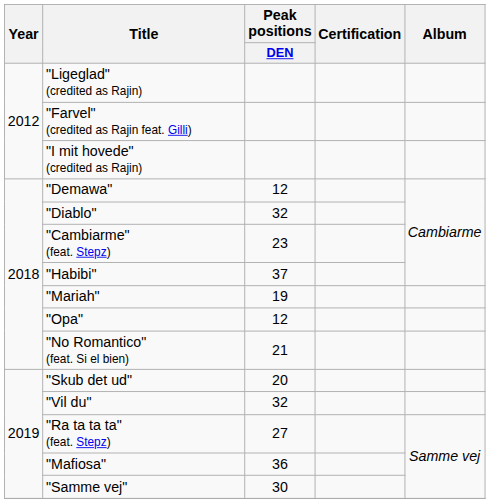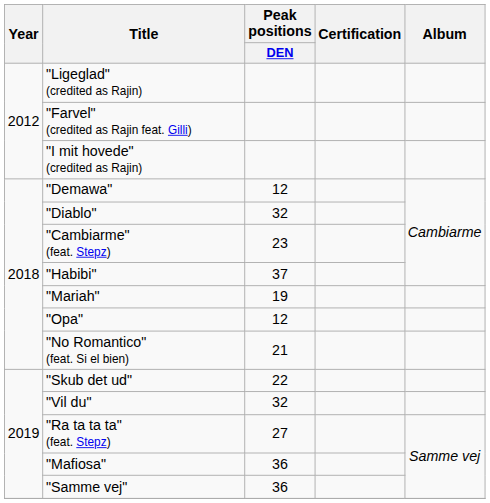(280, 380) 20 -> (280, 380) 22
(280, 486) 30 -> (280, 486) 36
